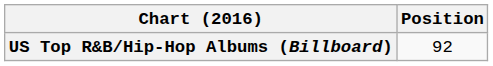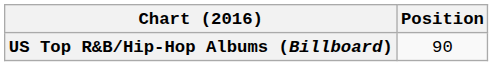(442, 47) 92 -> (442, 47) 90
